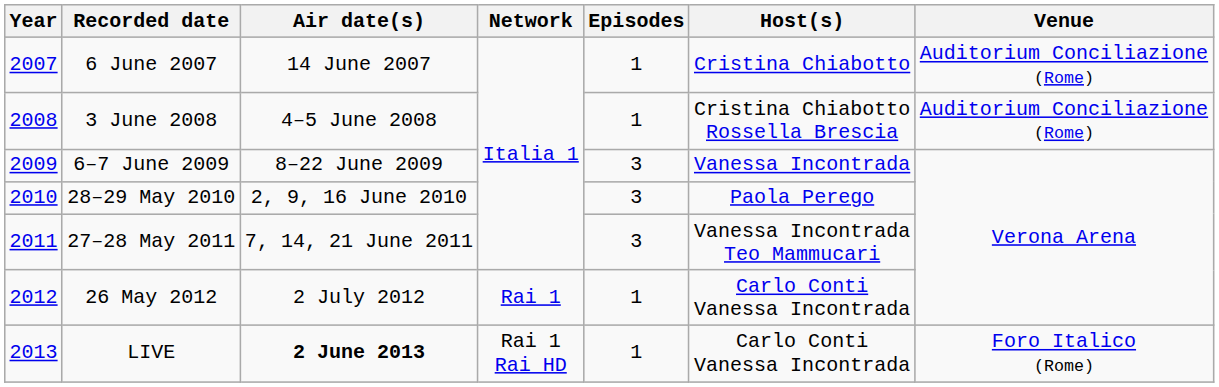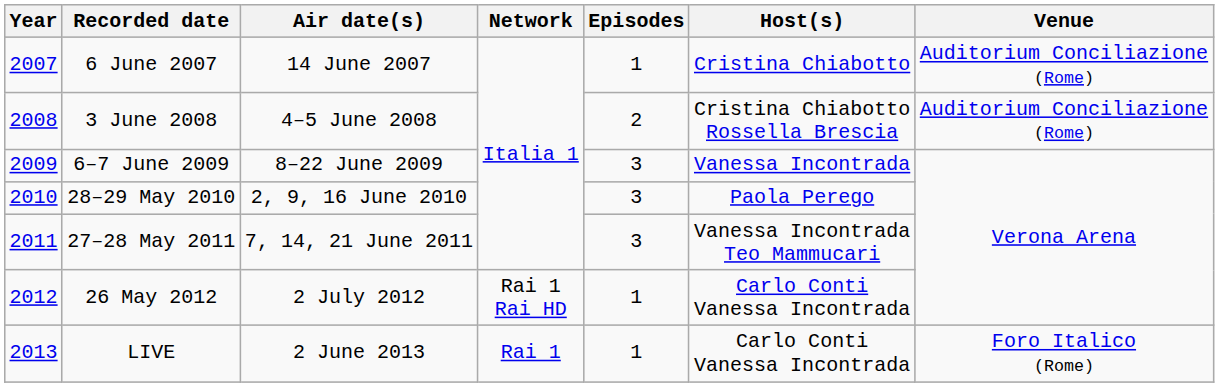(636, 121) 1 -> (636, 121) 2
(531, 298) Rai 1 -> (531, 298) Rai 1 Rai HD
(359, 353) bold -> (359, 353) normal
(531, 353) Rai 1 Rai HD -> (531, 353) Rai 1
